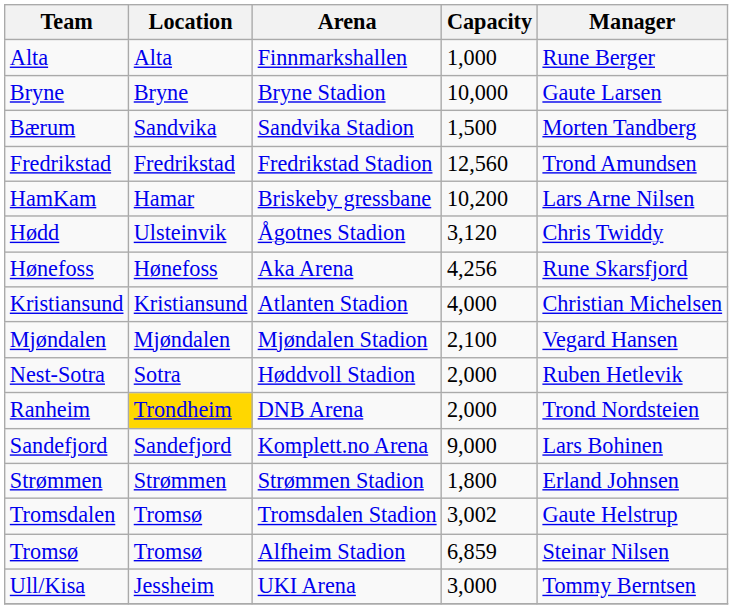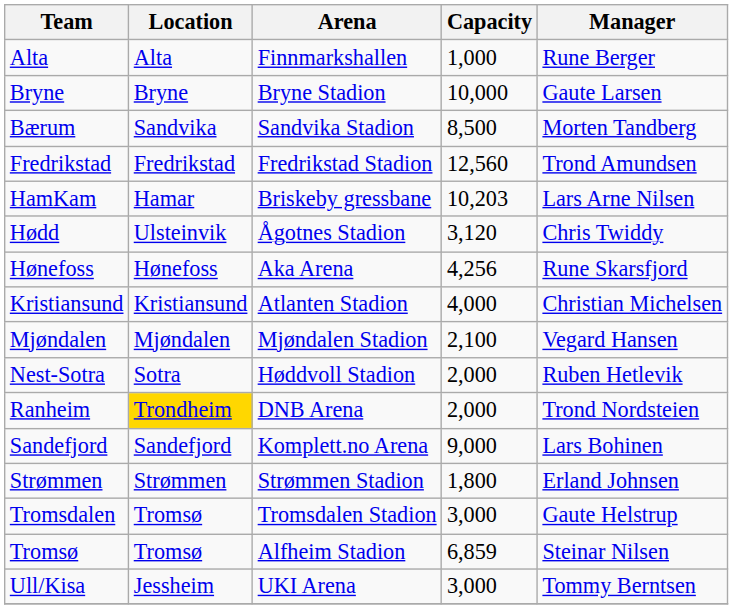(472, 127) 1,500 -> (472, 127) 8,500
(477, 198) 10,200 -> (477, 198) 10,203
(472, 515) 3,002 -> (472, 515) 3,000
